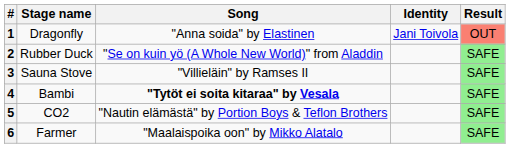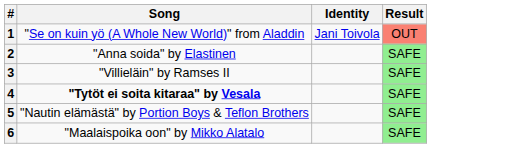- column: (56, 14)
(243, 34) "Anna soida" by Elastinen -> (164, 34) "Se on kuin yö (A Whole New World)" from Aladdin
(243, 53) "Se on kuin yö (A Whole New World)" from Aladdin -> (164, 53) "Anna soida" by Elastinen
